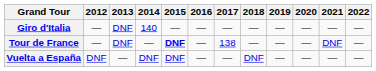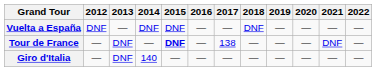rows swapped: (44, 27) <-> (44, 58)
